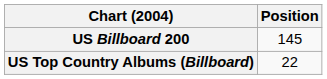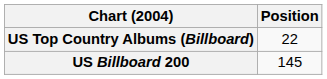rows swapped: (131, 39) <-> (131, 62)
